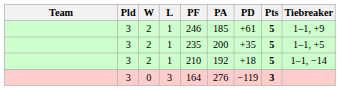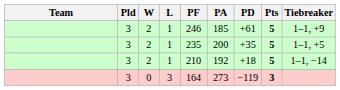(221, 77) 276 -> (221, 77) 273
